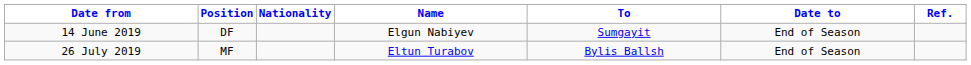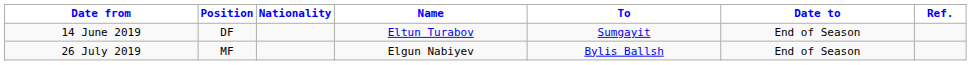(431, 32) Elgun Nabiyev -> (431, 32) Eltun Turabov
(431, 50) Eltun Turabov -> (431, 50) Elgun Nabiyev
